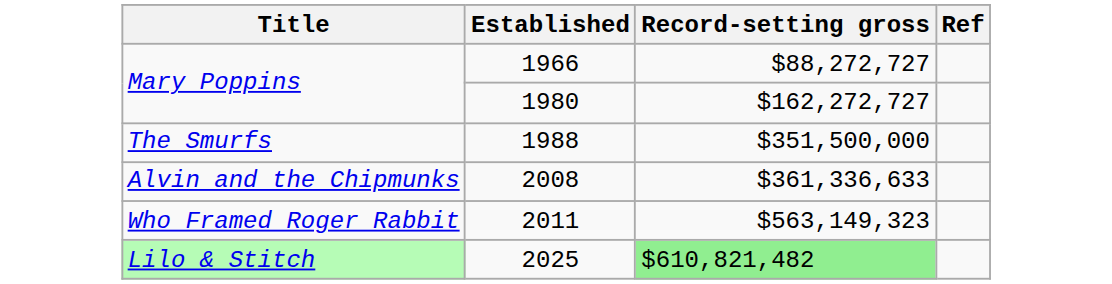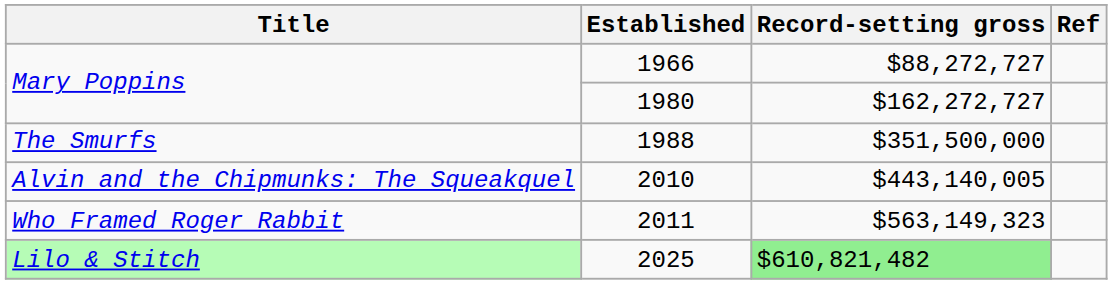- row: (550, 181)
+ row: (666, 181)
